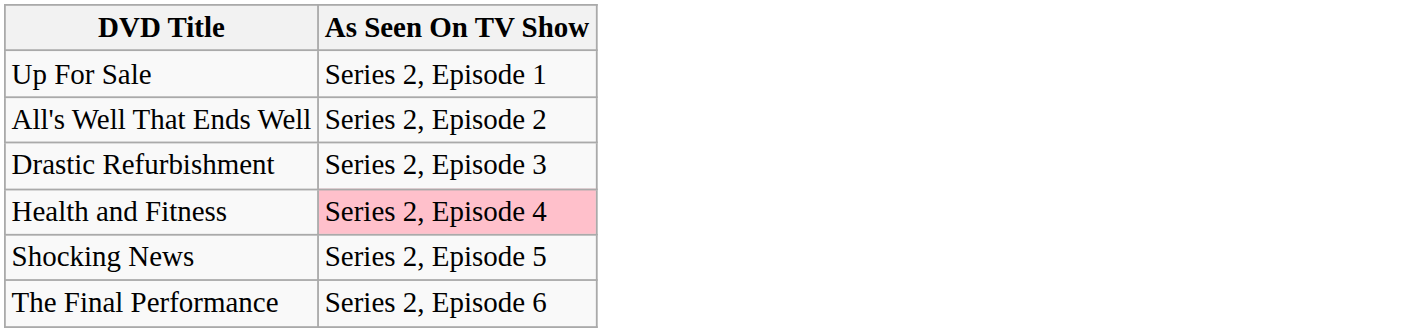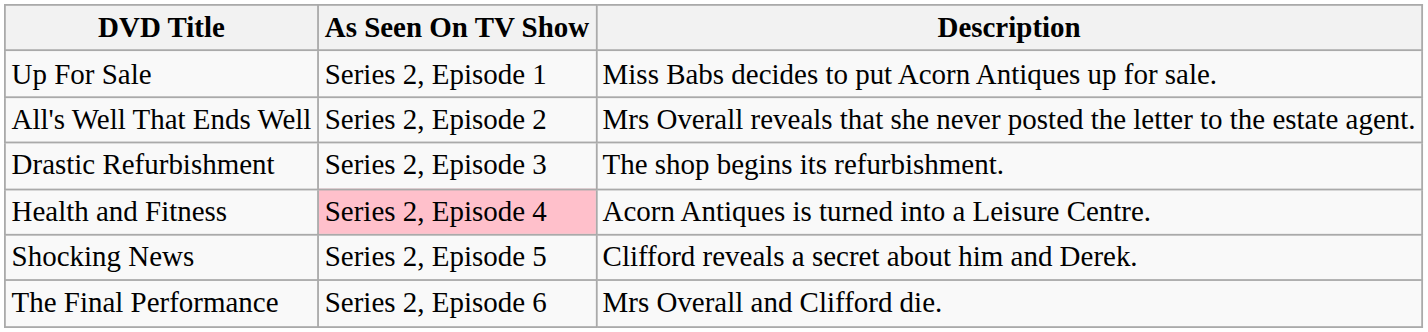+ column: (1009, 27)
